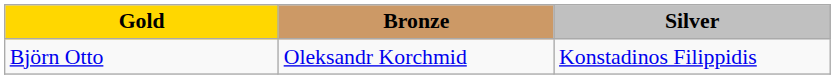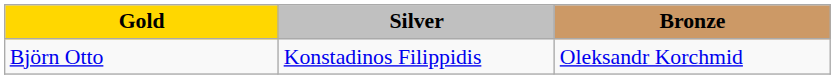columns swapped: (692, 21) <-> (416, 21)
